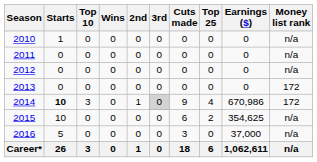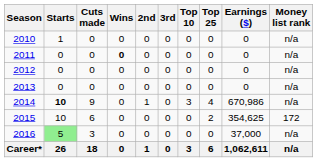columns swapped: (185, 17) <-> (88, 17)
(113, 54) normal -> (121, 54) bold
(291, 86) 172 -> (291, 86) n/a
(159, 102) lightgrey background -> (168, 102) no background
(291, 102) 172 -> (291, 102) n/a
(291, 117) n/a -> (291, 117) 172
(61, 133) no background -> (61, 133) lightgreen background
